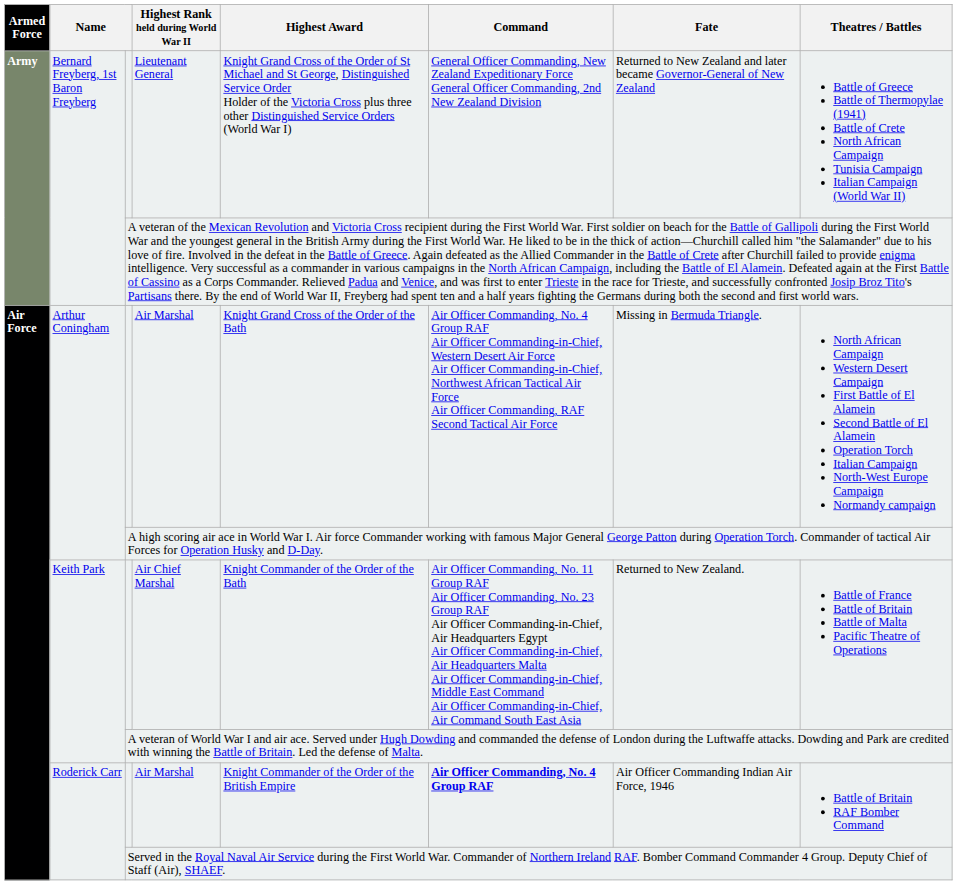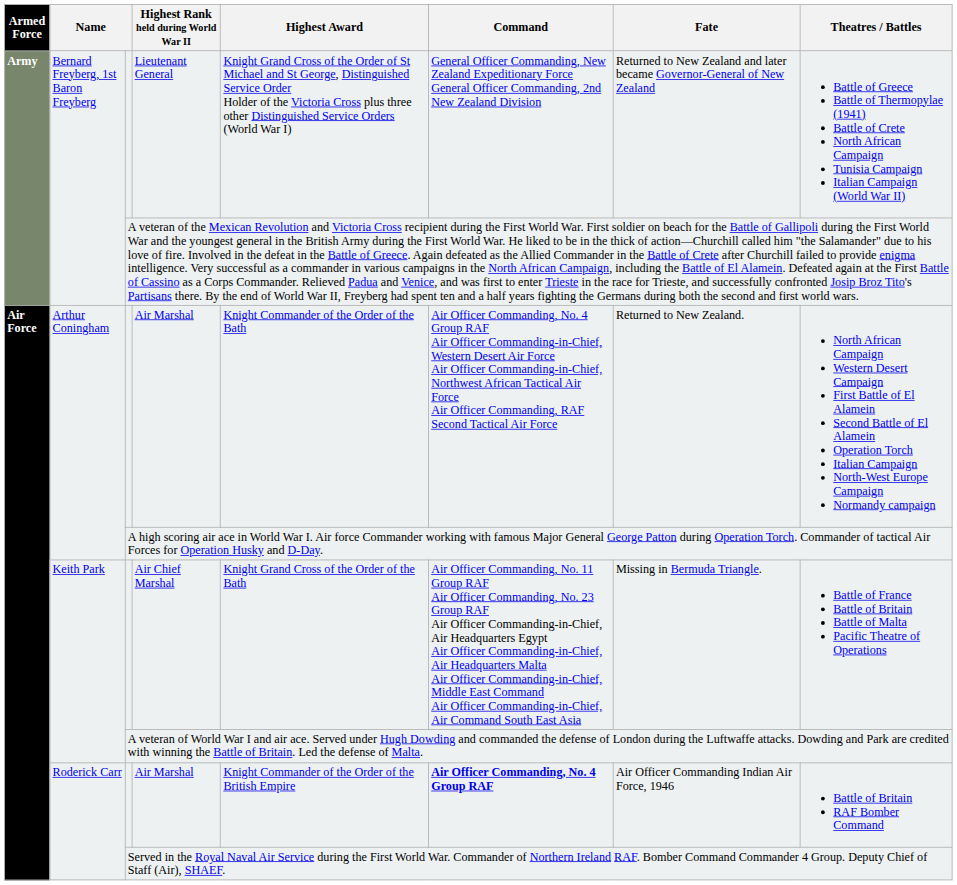(319, 322) Knight Grand Cross of the Order of the Bath -> (319, 322) Knight Commander of the Order of the Bath
(689, 315) Missing in Bermuda Triangle. -> (680, 315) Returned to New Zealand.
(319, 576) Knight Commander of the Order of the Bath -> (319, 576) Knight Grand Cross of the Order of the Bath
(680, 569) Returned to New Zealand. -> (689, 569) Missing in Bermuda Triangle.
